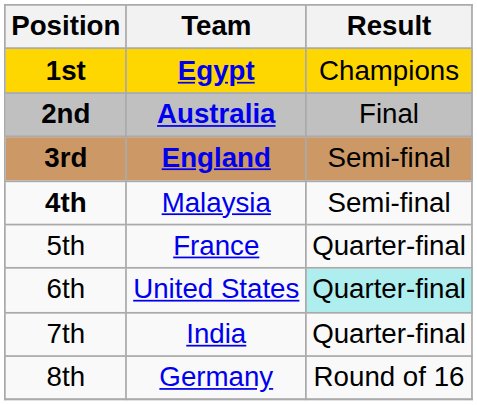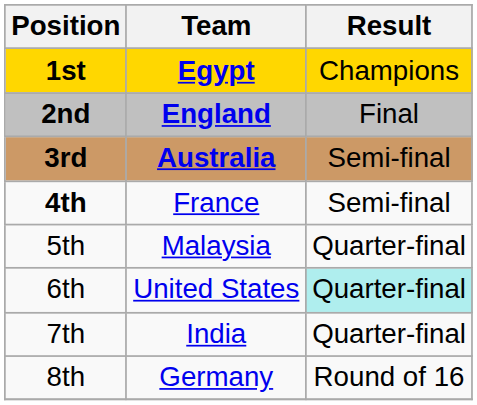(216, 114) Australia -> (216, 114) England
(216, 158) England -> (216, 158) Australia
(216, 202) Malaysia -> (216, 202) France
(216, 245) France -> (216, 245) Malaysia
